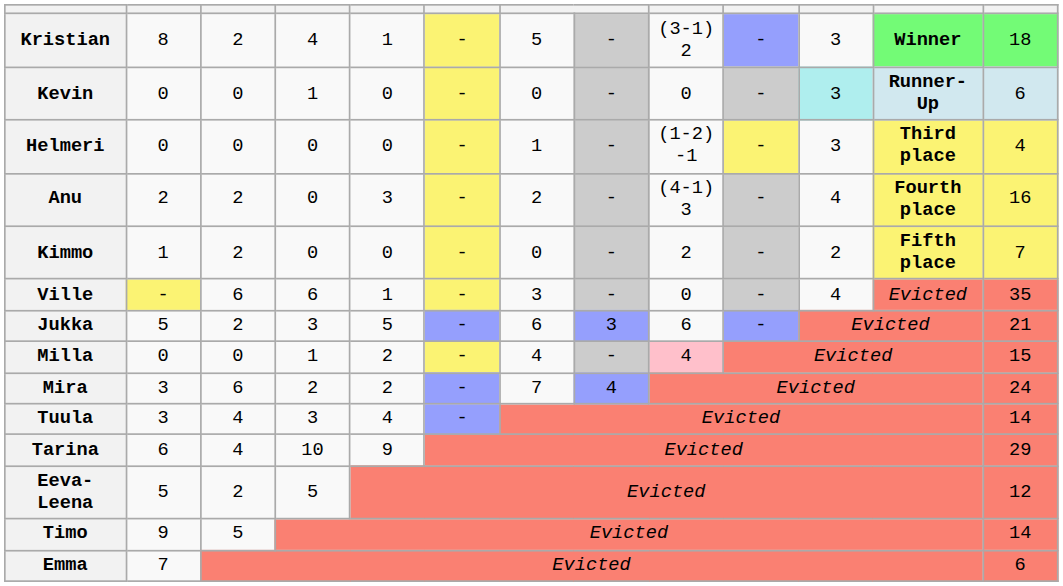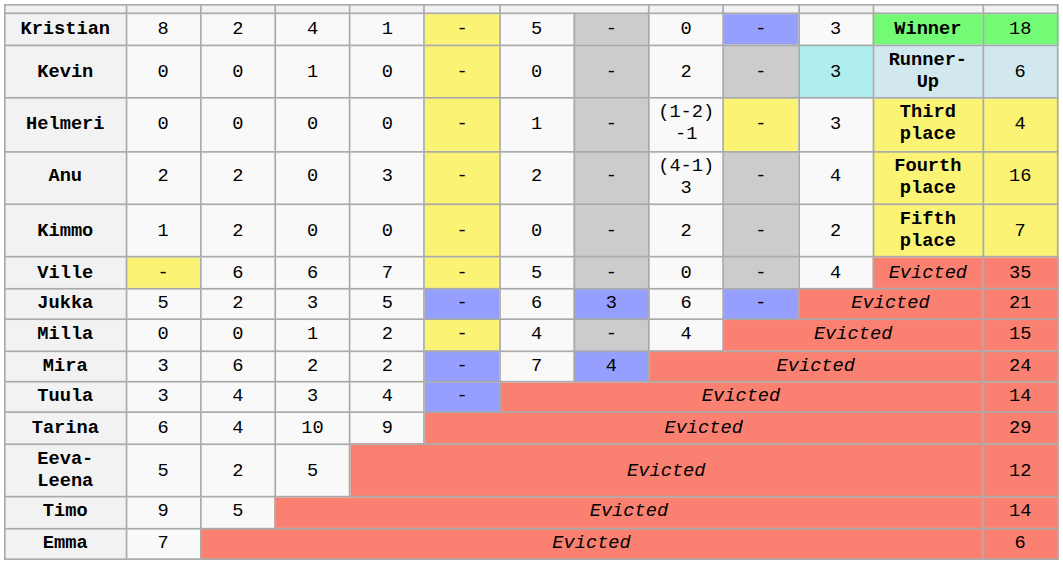(686, 40) (3-1) 2 -> (686, 29) 0
(686, 93) 0 -> (686, 71) 2
(387, 294) 1 -> (387, 272) 7
(537, 294) 3 -> (537, 272) 5
(686, 356) pink background -> (686, 334) no background
